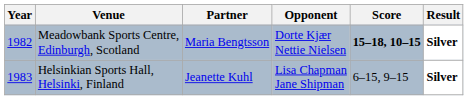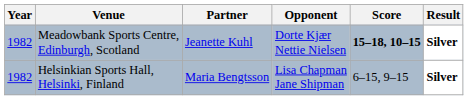(227, 42) Maria Bengtsson -> (219, 42) Jeanette Kuhl
(20, 77) 1983 -> (20, 77) 1982
(219, 77) Jeanette Kuhl -> (227, 77) Maria Bengtsson
